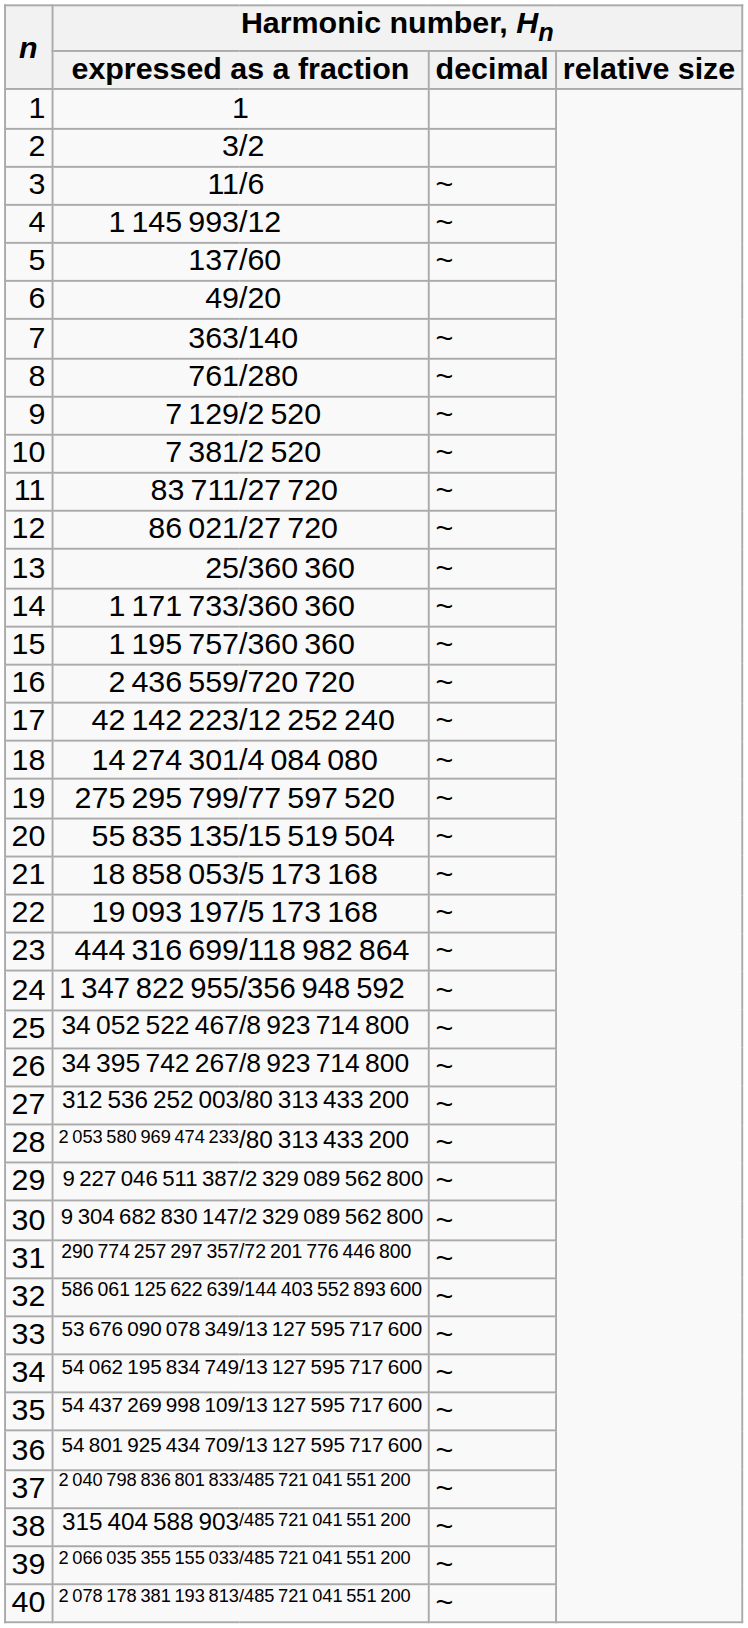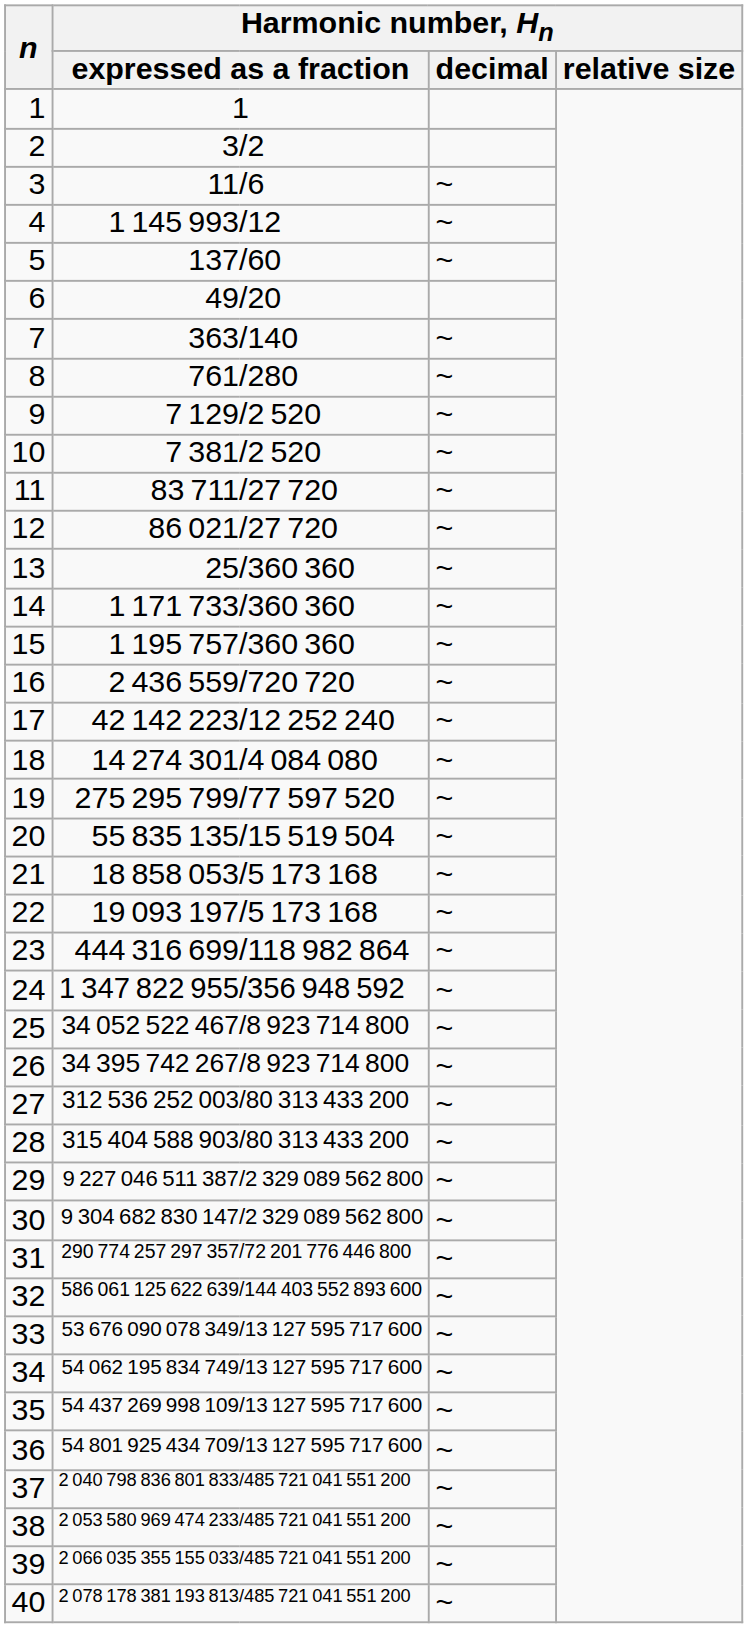(149, 1136) 2 053 580 969 474 233 -> (151, 1139) 315 404 588 903
(151, 1522) 315 404 588 903 -> (149, 1519) 2 053 580 969 474 233
